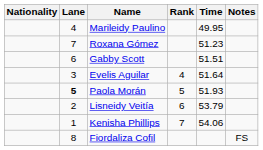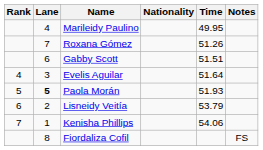columns swapped: (182, 12) <-> (32, 12)
(211, 43) 51.23 -> (211, 43) 51.26
